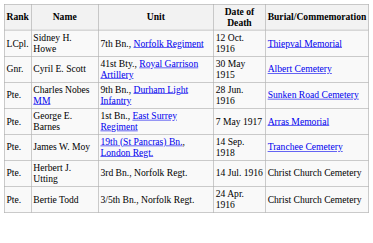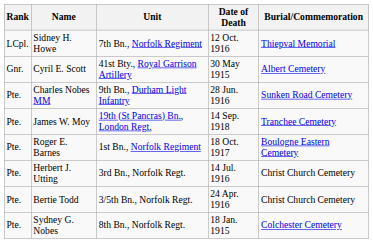- row: (53, 121)
+ row: (50, 147)
+ row: (54, 225)
